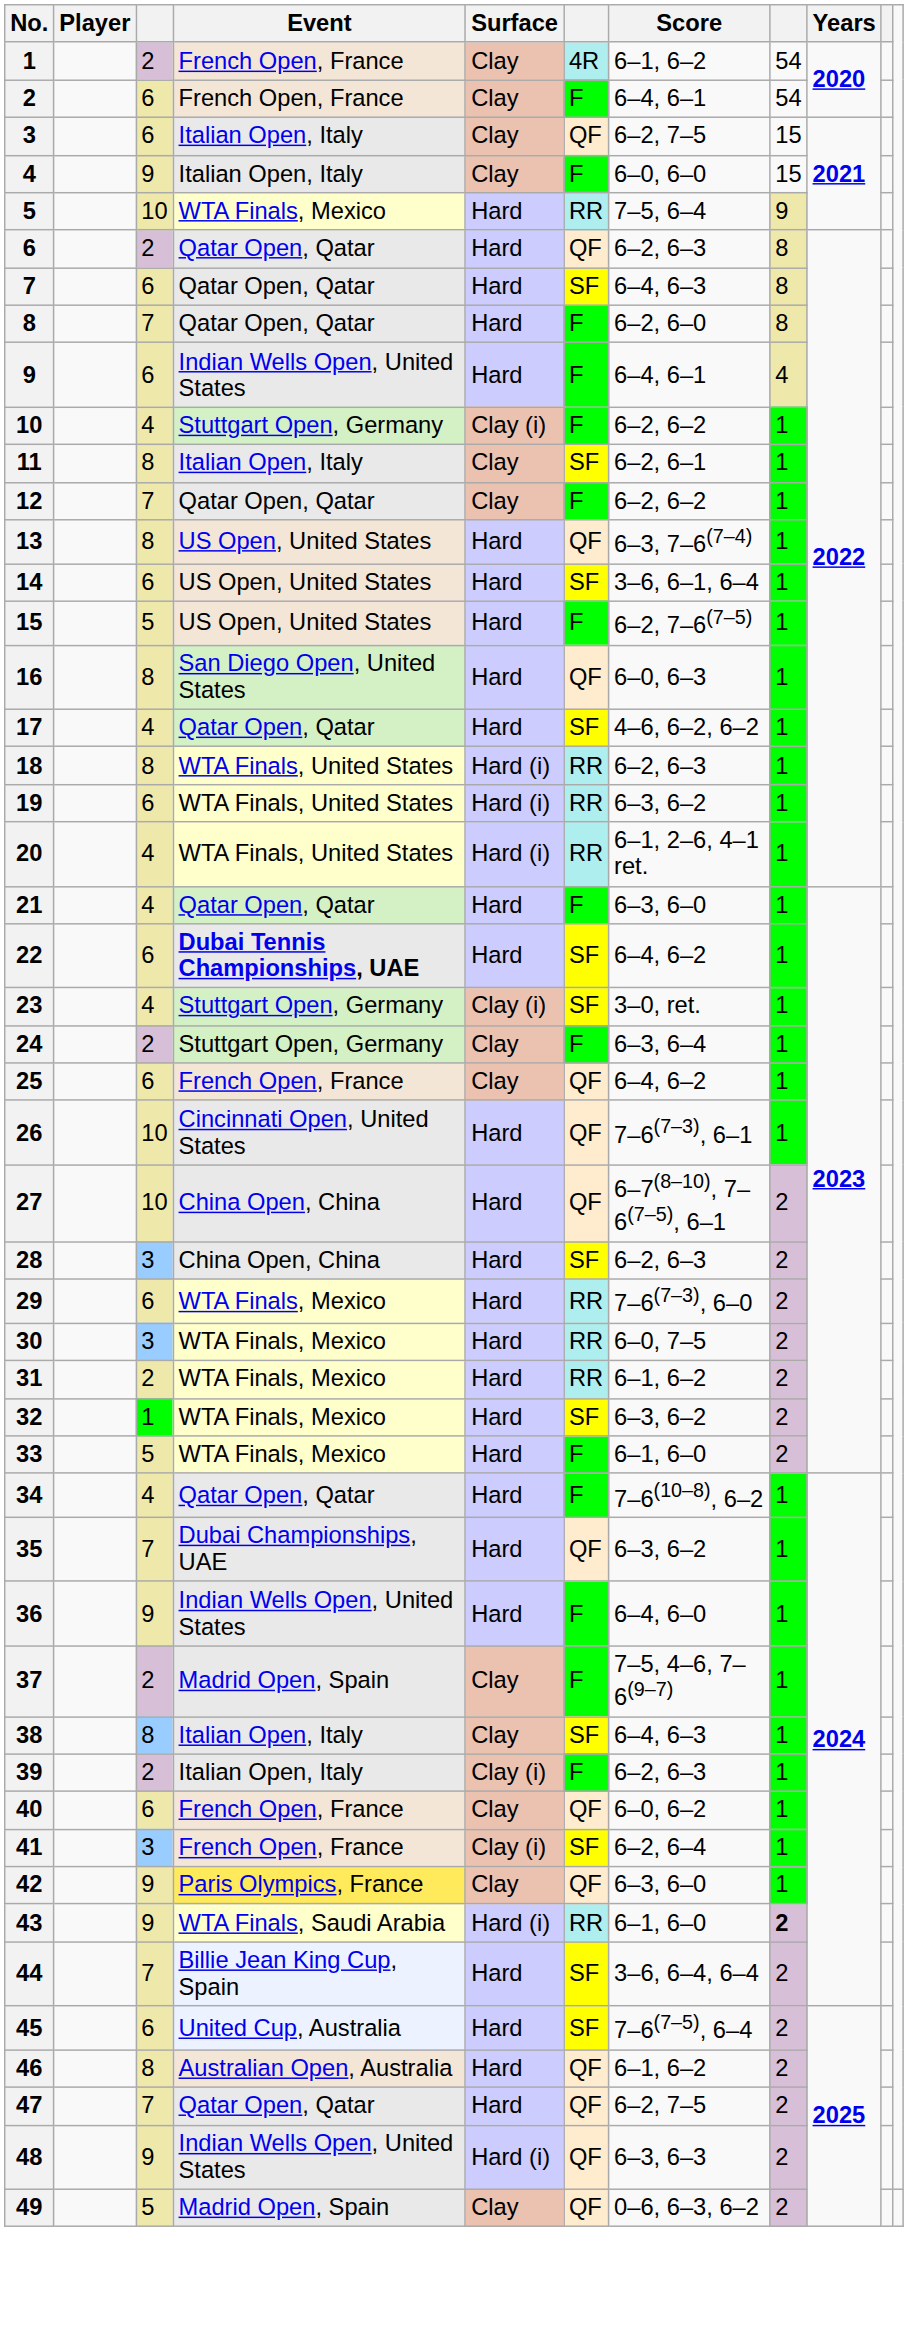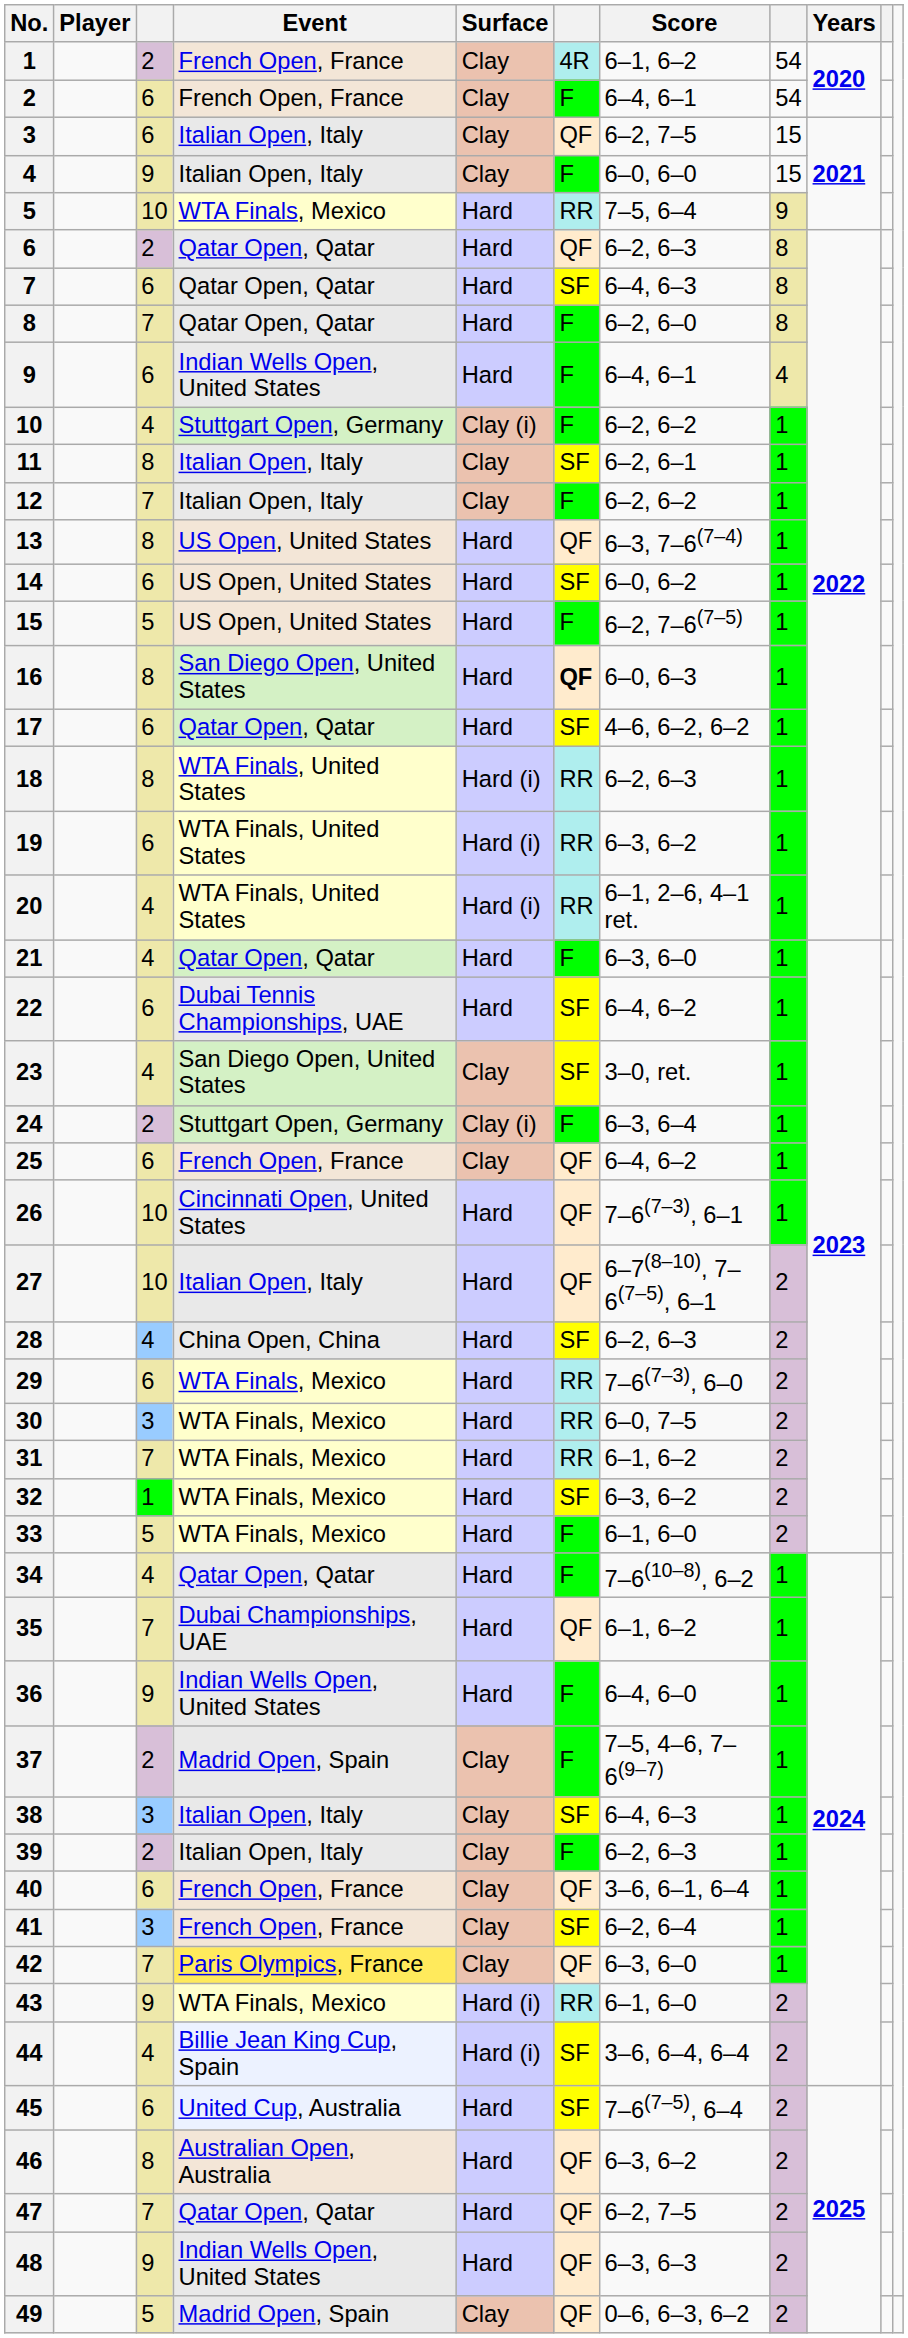(277, 500) Qatar Open, Qatar -> (271, 500) Italian Open, Italy
(686, 582) 3–6, 6–1, 6–4 -> (651, 582) 6–0, 6–2
(585, 676) normal -> (576, 676) bold
(148, 727) 4 -> (148, 727) 6
(299, 955) bold -> (291, 1008) normal
(311, 1006) Stuttgart Open, Germany -> (307, 1073) San Diego Open, United States
(509, 1006) Clay (i) -> (485, 1073) Clay
(495, 1043) Clay -> (499, 1123) Clay (i)
(279, 1202) China Open, China -> (271, 1282) Italian Open, Italy
(148, 1260) 3 -> (148, 1340) 4
(148, 1379) 2 -> (148, 1459) 7
(660, 1549) 6–3, 6–2 -> (651, 1629) 6–1, 6–2
(148, 1734) 8 -> (148, 1814) 3
(509, 1772) Clay (i) -> (485, 1852) Clay
(660, 1810) 6–0, 6–2 -> (677, 1889) 3–6, 6–1, 6–4
(509, 1847) Clay (i) -> (485, 1927) Clay
(148, 1885) 9 -> (148, 1965) 7
(312, 1922) WTA Finals, Saudi Arabia -> (282, 2002) WTA Finals, Mexico
(782, 1922) bold -> (782, 2002) normal
(148, 1973) 7 -> (148, 2053) 4
(497, 1973) Hard -> (501, 2053) Hard (i)
(660, 2068) 6–1, 6–2 -> (651, 2161) 6–3, 6–2
(511, 2156) Hard (i) -> (487, 2263) Hard
